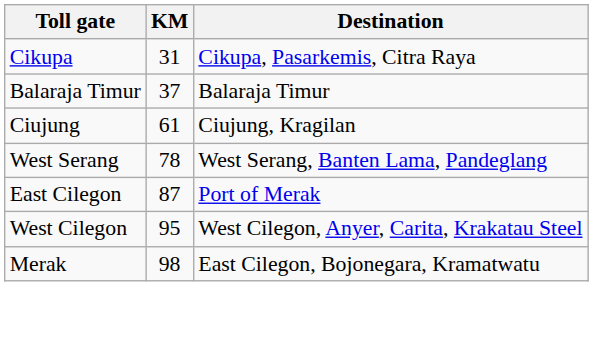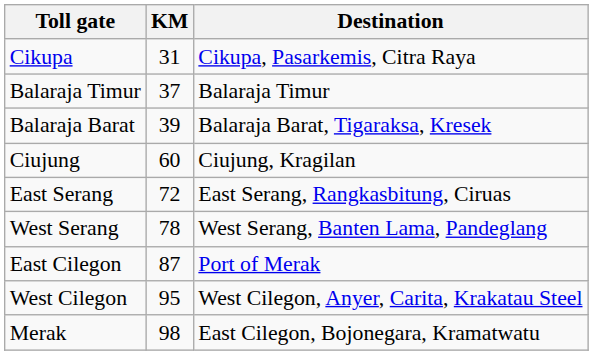+ row: (72, 125)
(170, 125) 61 -> (170, 159) 60
+ row: (61, 194)
